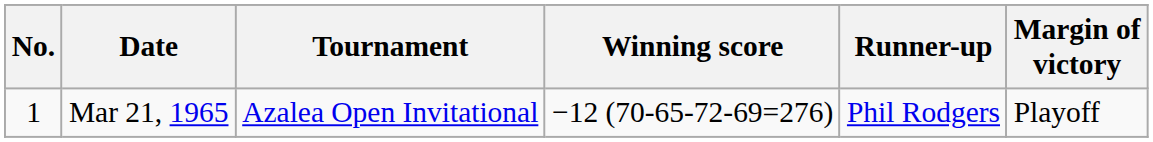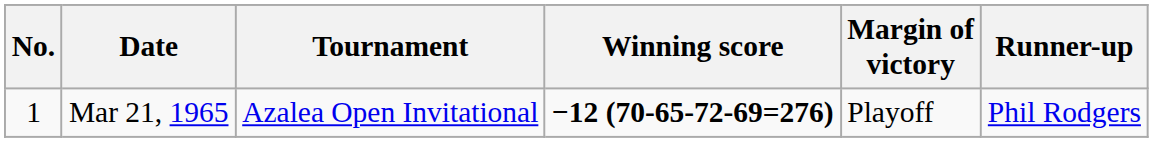columns swapped: (1077, 46) <-> (923, 46)
(693, 112) normal -> (693, 112) bold
